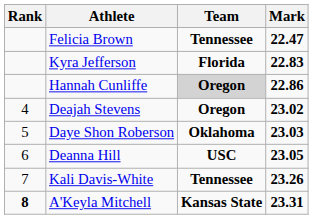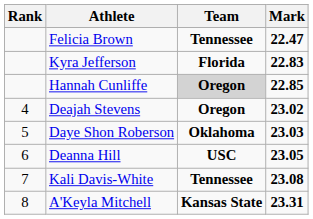(287, 86) 22.86 -> (287, 86) 22.85
(287, 179) 23.26 -> (287, 179) 23.08
(25, 202) bold -> (25, 202) normal
